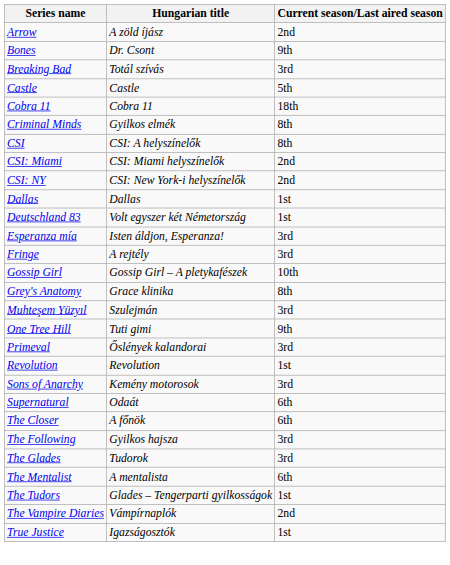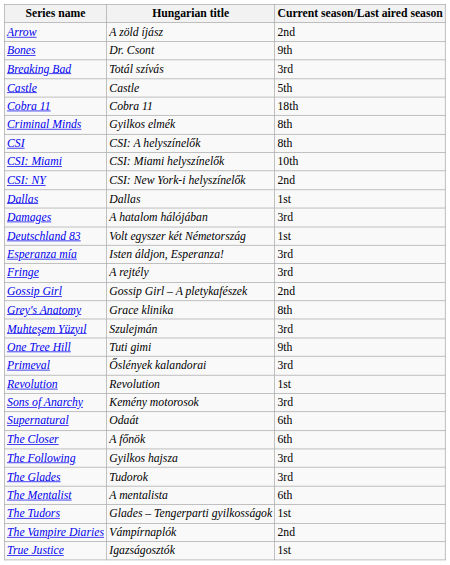(286, 161) 2nd -> (288, 161) 10th
+ row: (29, 217)
(288, 273) 10th -> (286, 291) 2nd
